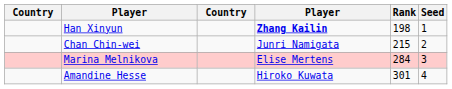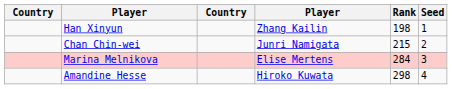(292, 28) bold -> (292, 28) normal
(402, 76) 301 -> (402, 76) 298
